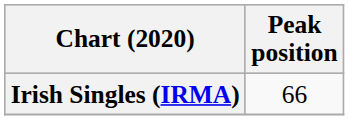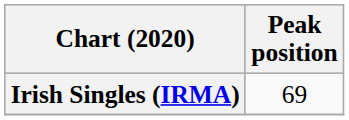(294, 93) 66 -> (294, 93) 69
